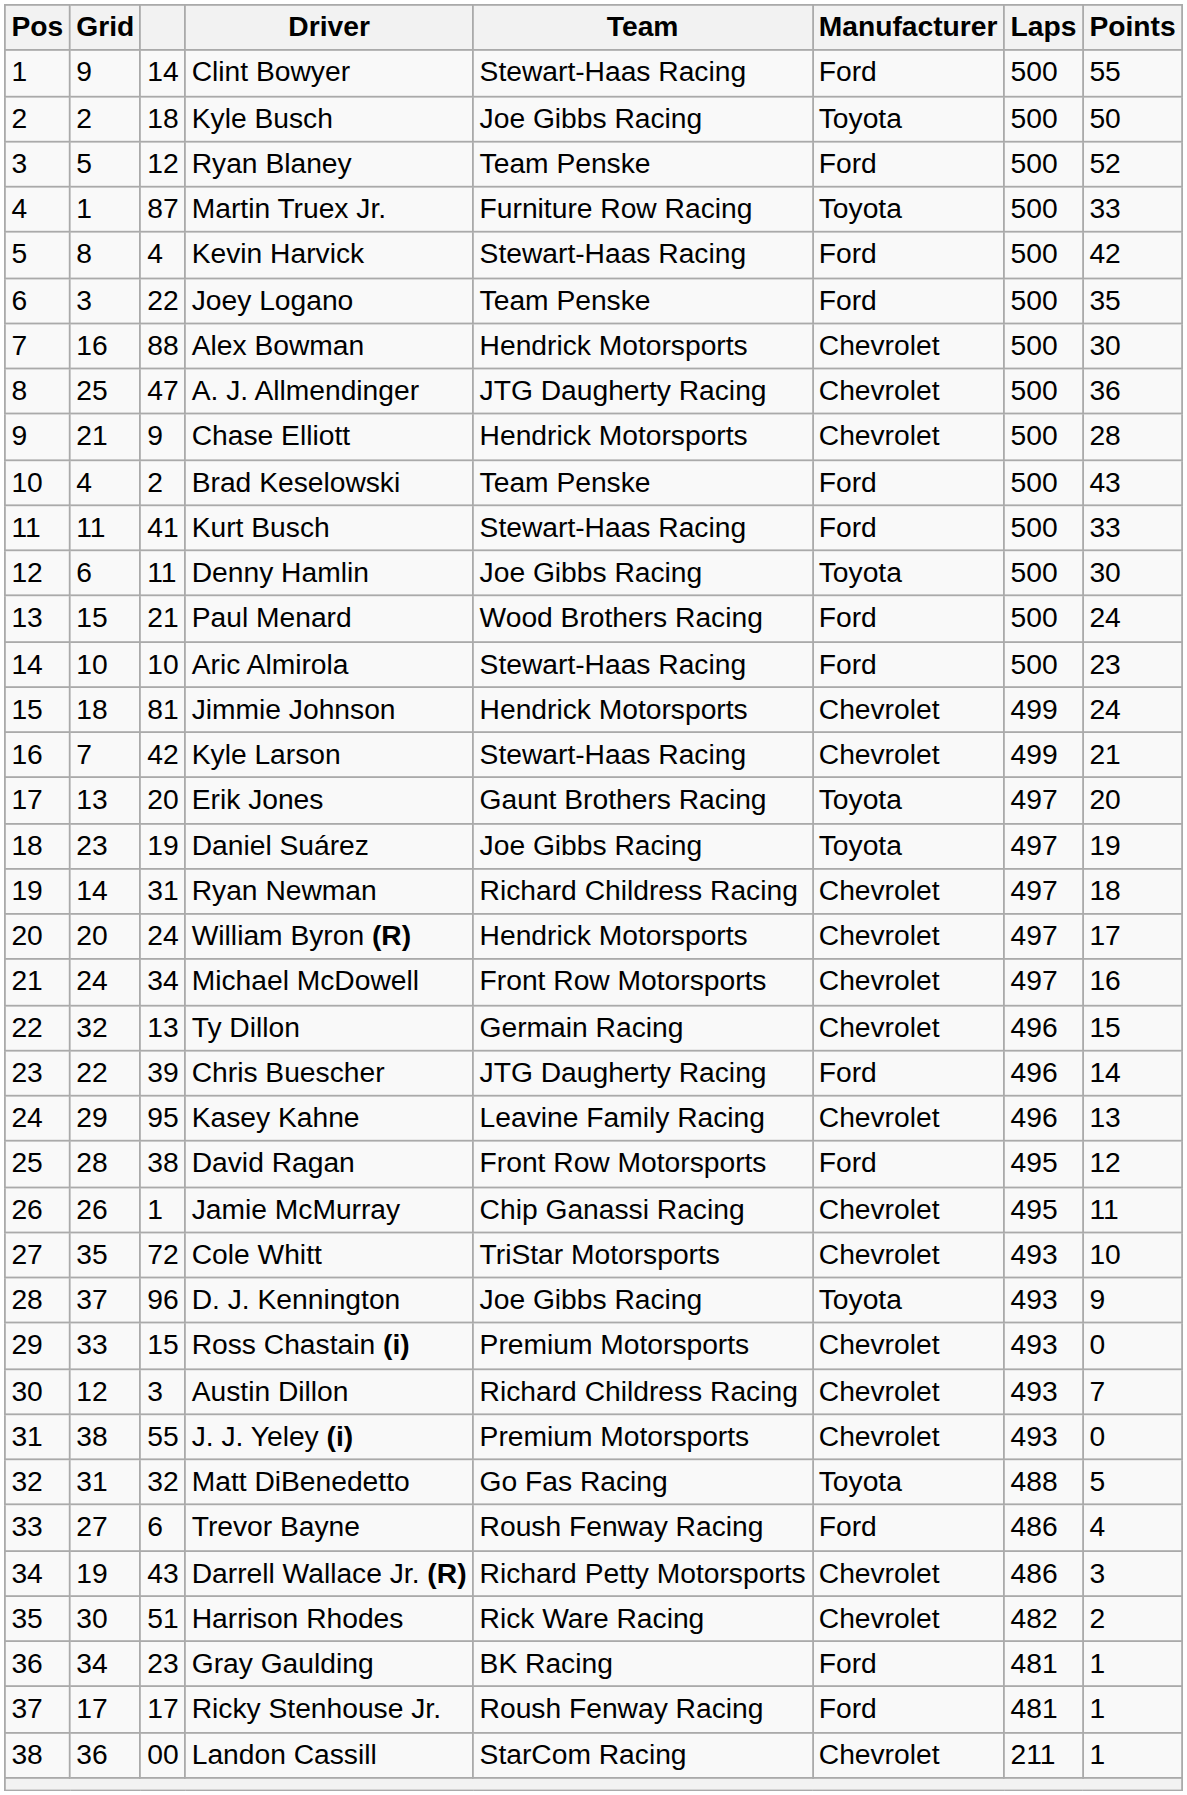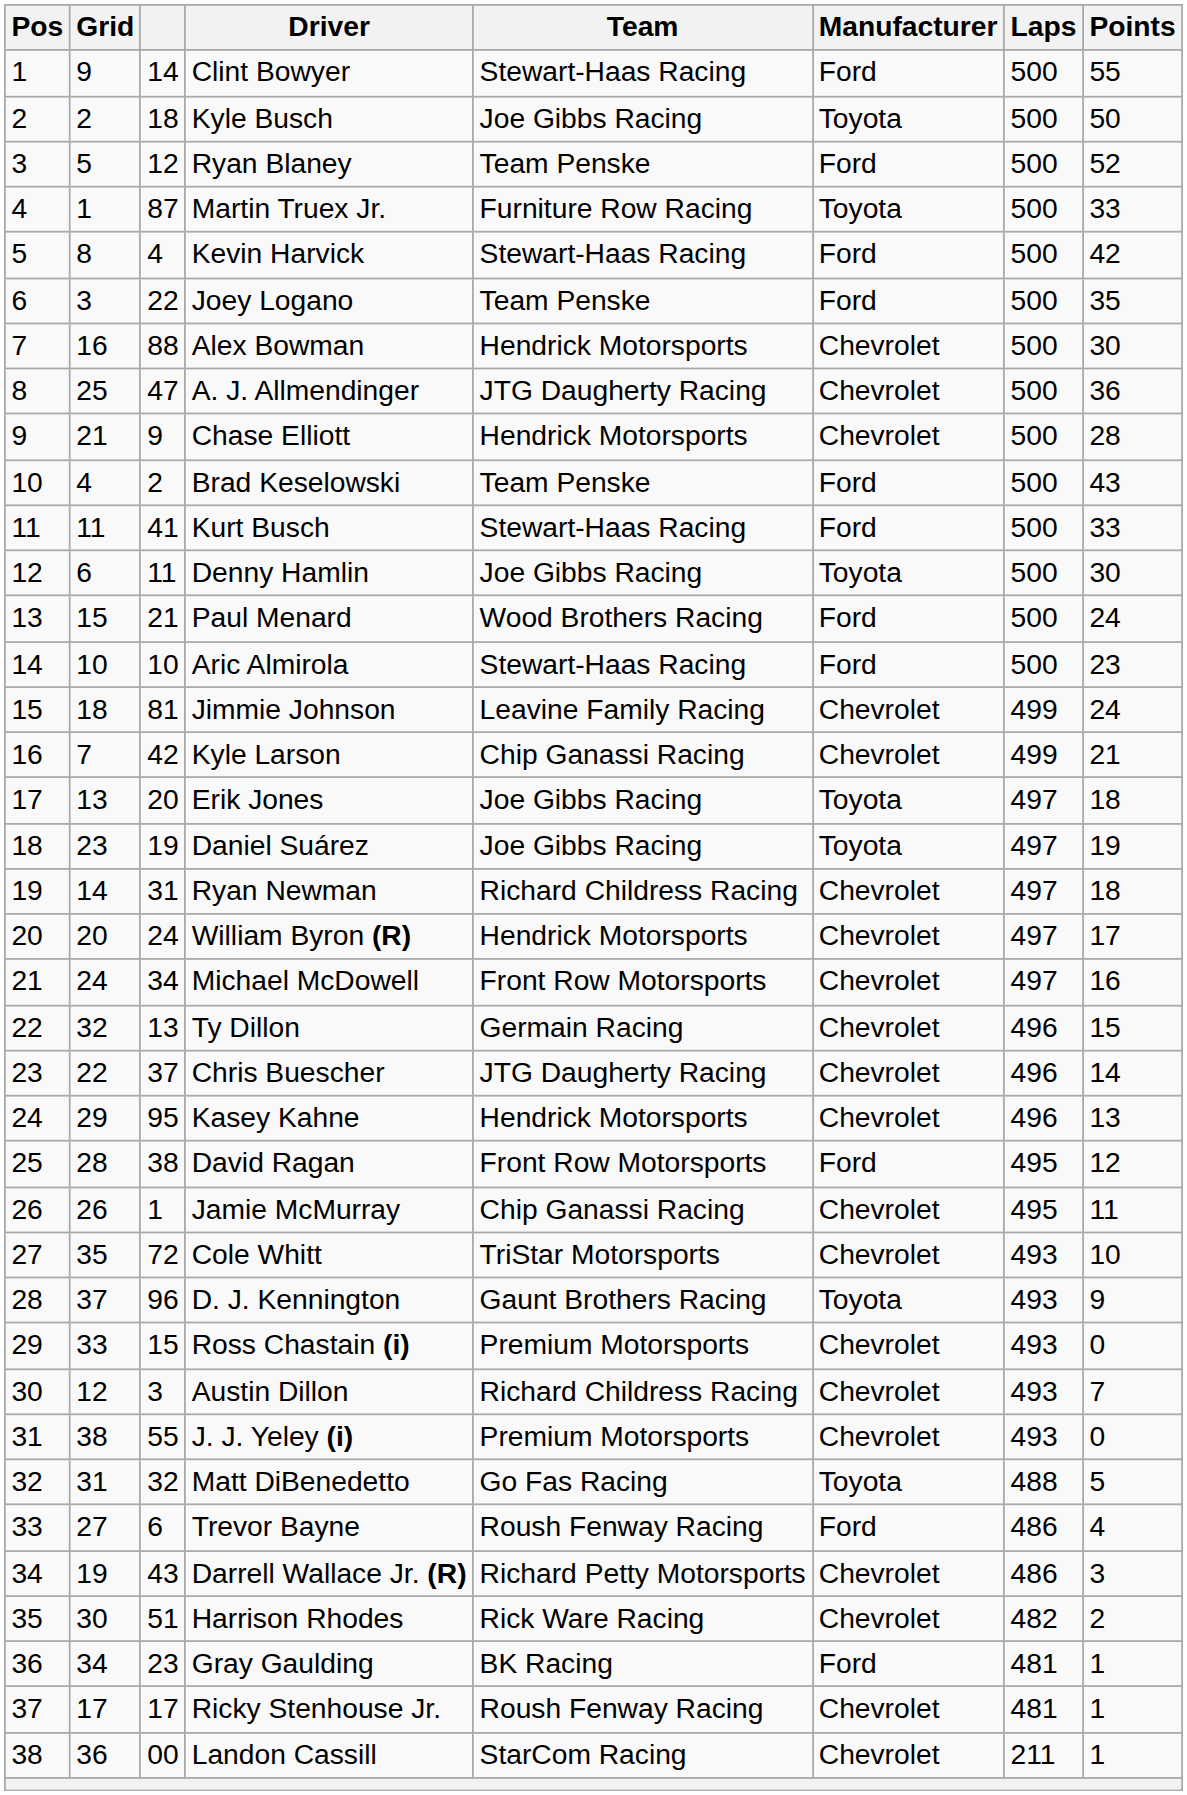(614, 708) Hendrick Motorsports -> (622, 708) Leavine Family Racing
(613, 754) Stewart-Haas Racing -> (612, 754) Chip Ganassi Racing
(623, 799) Gaunt Brothers Racing -> (591, 799) Joe Gibbs Racing
(1105, 799) 20 -> (1105, 799) 18
(163, 1072) 39 -> (163, 1072) 37
(848, 1072) Ford -> (879, 1072) Chevrolet
(622, 1117) Leavine Family Racing -> (614, 1117) Hendrick Motorsports
(591, 1299) Joe Gibbs Racing -> (623, 1299) Gaunt Brothers Racing
(848, 1708) Ford -> (879, 1708) Chevrolet
